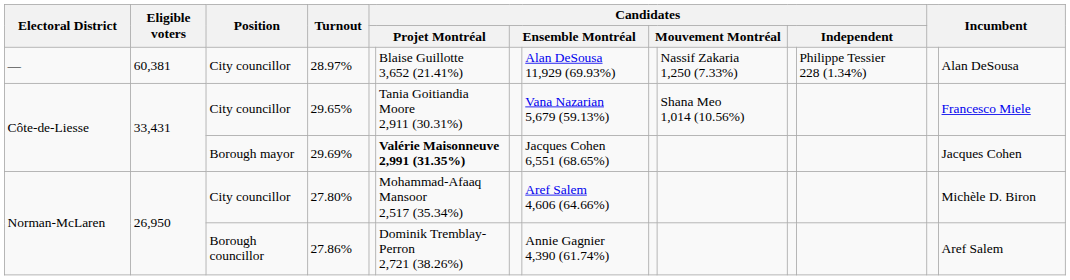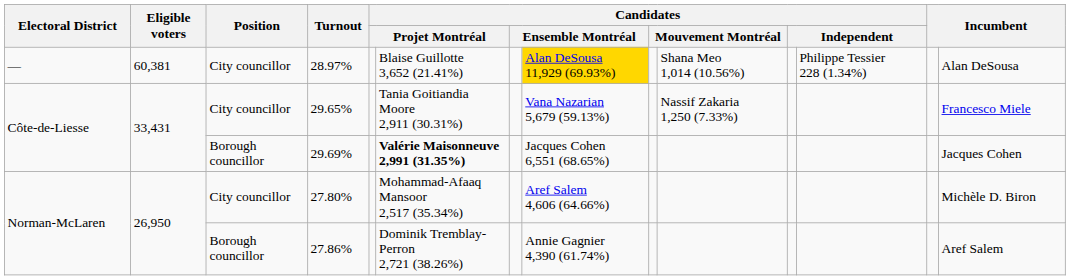(570, 65) no background -> (570, 65) gold background
(700, 65) Nassif Zakaria 1,250 (7.33%) -> (703, 65) Shana Meo 1,014 (10.56%)
(703, 109) Shana Meo 1,014 (10.56%) -> (700, 109) Nassif Zakaria 1,250 (7.33%)
(252, 153) Borough mayor -> (237, 153) Borough councillor
